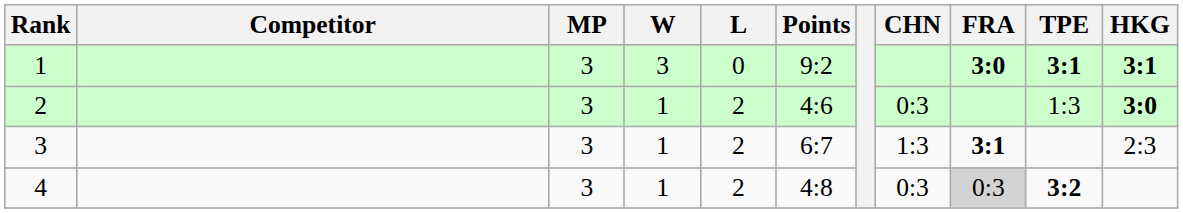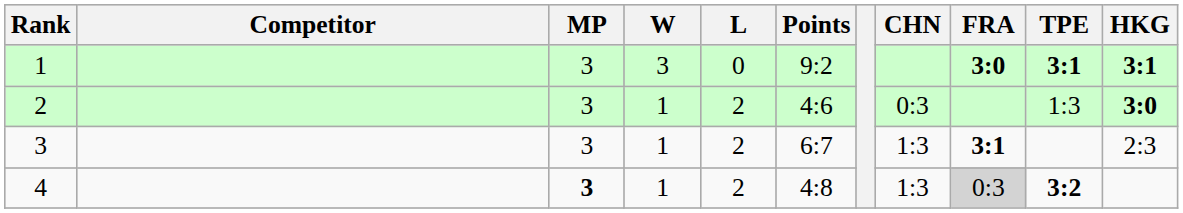(587, 187) normal -> (587, 187) bold
(913, 187) 0:3 -> (913, 187) 1:3
